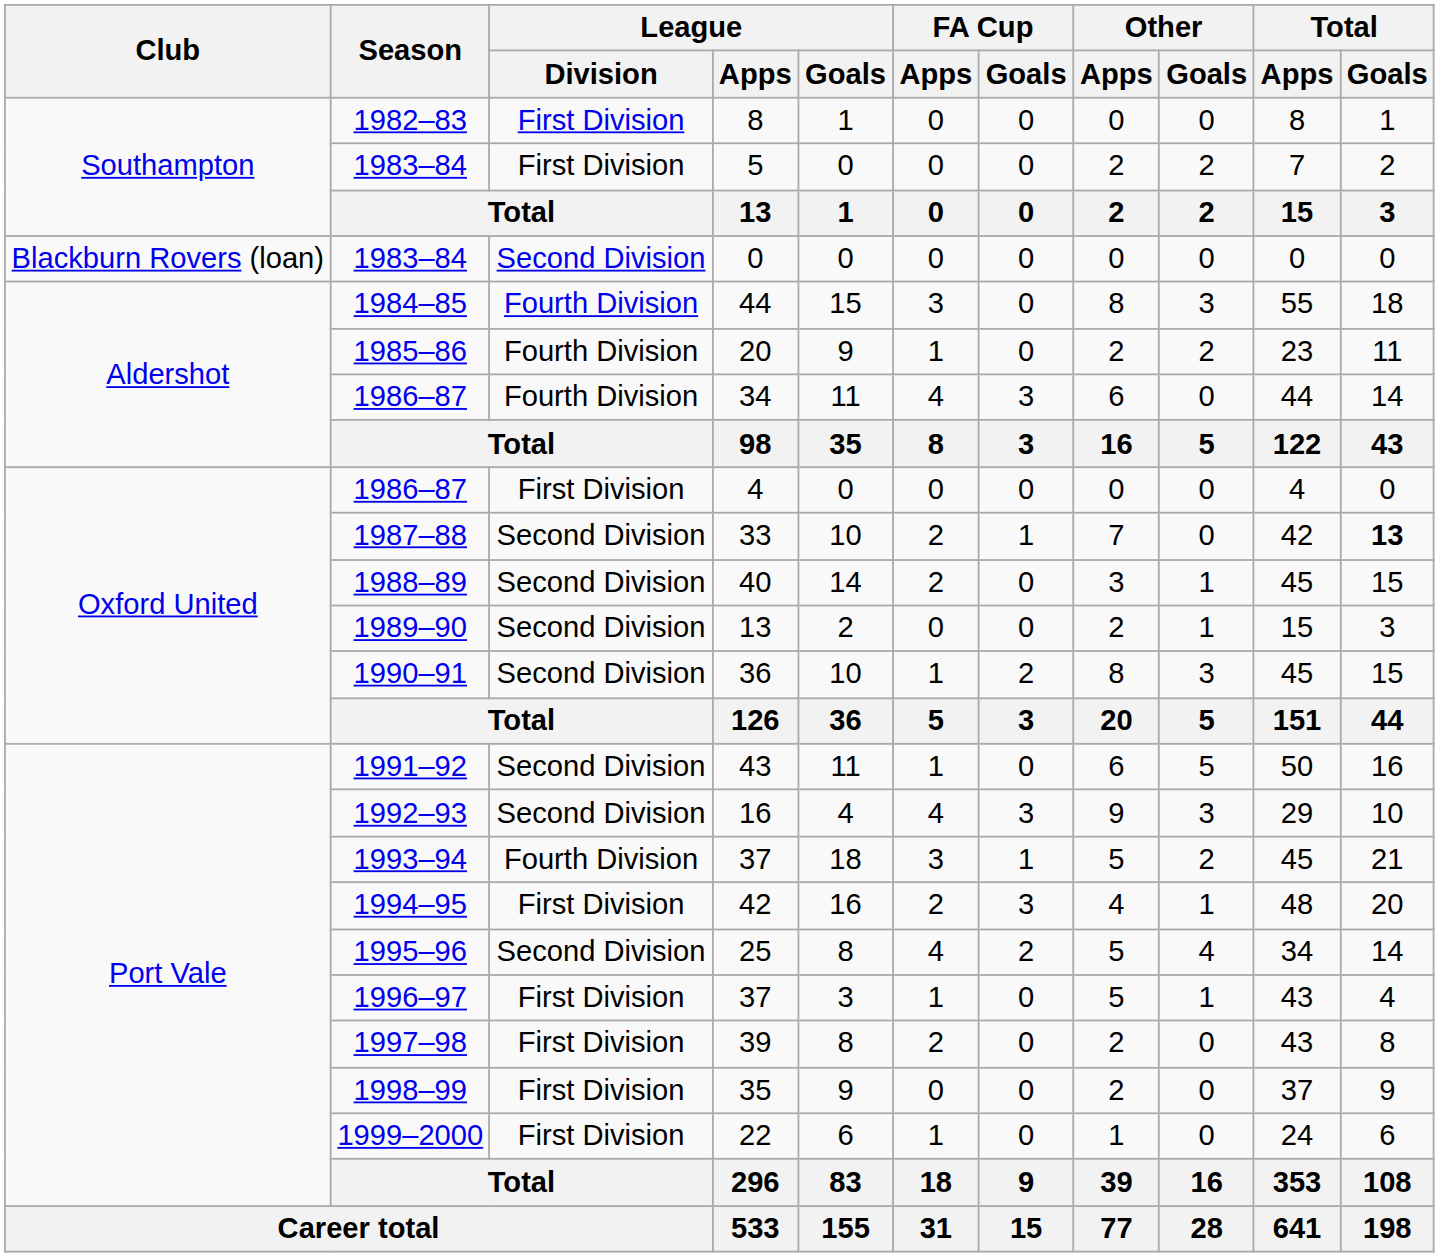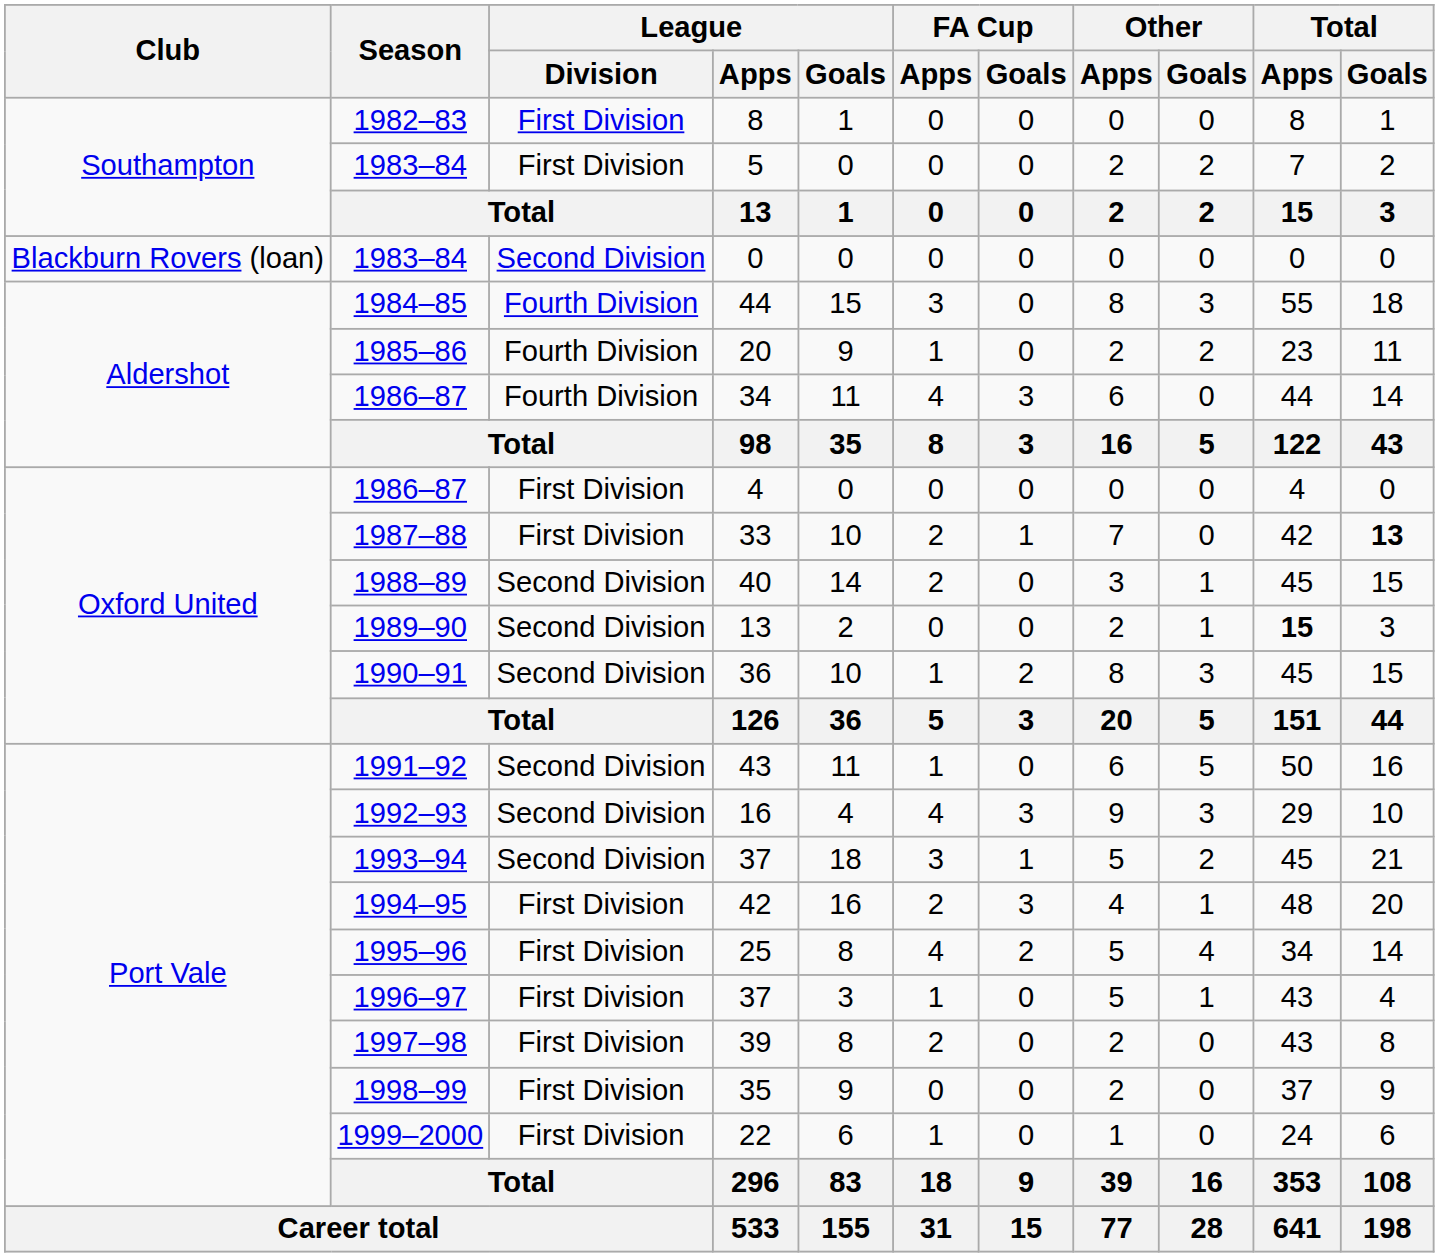(601, 535) Second Division -> (601, 535) First Division
(1297, 627) normal -> (1297, 627) bold
(601, 858) Fourth Division -> (601, 858) Second Division
(601, 951) Second Division -> (601, 951) First Division
